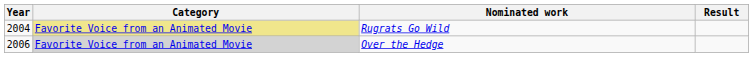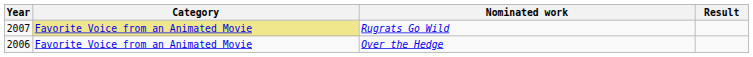(18, 28) 2004 -> (18, 28) 2007
(143, 44) lightgrey background -> (143, 44) no background
